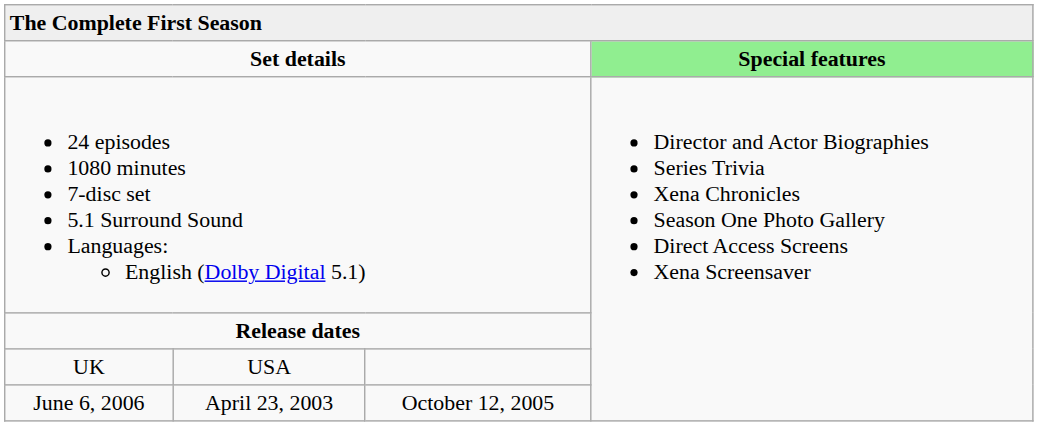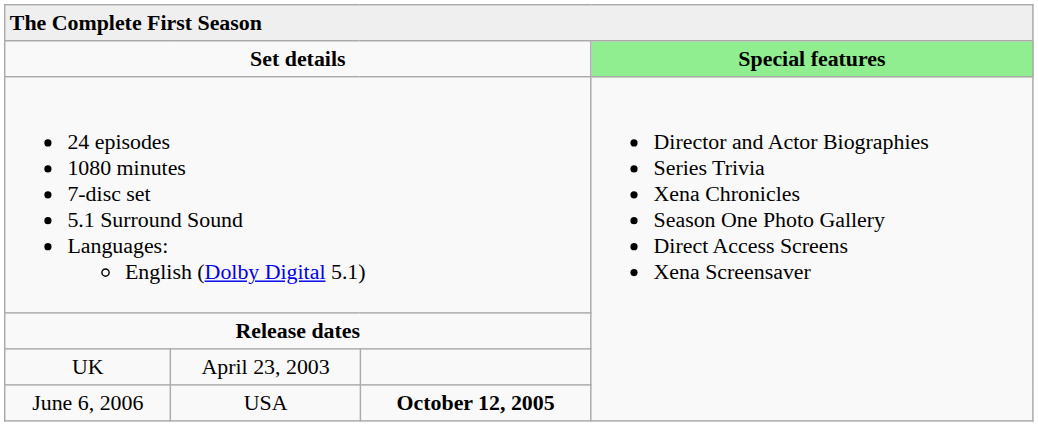(269, 366) USA -> (266, 366) April 23, 2003
(269, 402) April 23, 2003 -> (266, 402) USA
(478, 402) normal -> (476, 402) bold
